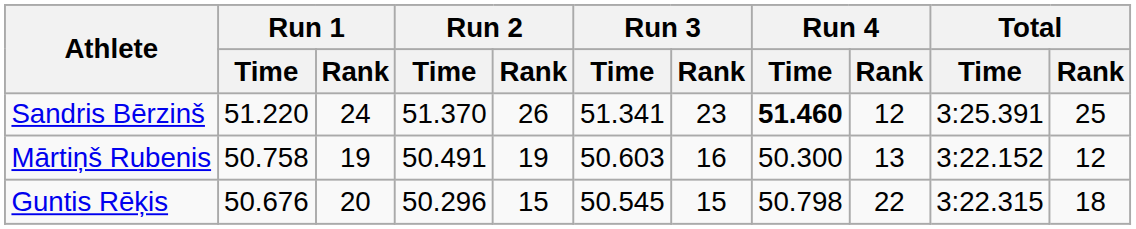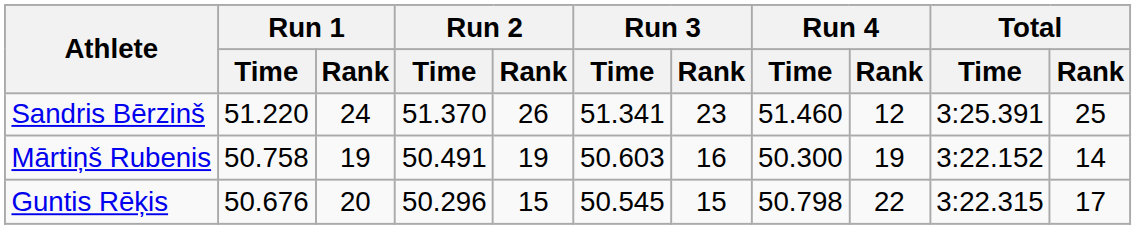(800, 115) bold -> (800, 115) normal
(889, 158) 13 -> (889, 158) 19
(1090, 158) 12 -> (1090, 158) 14
(1090, 202) 18 -> (1090, 202) 17
